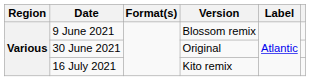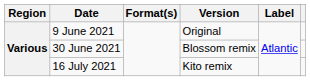(219, 31) Blossom remix -> (202, 31) Original
(202, 48) Original -> (219, 48) Blossom remix
